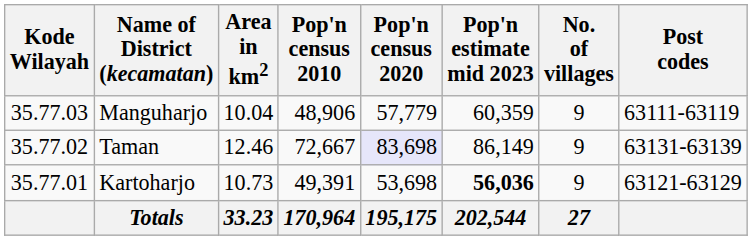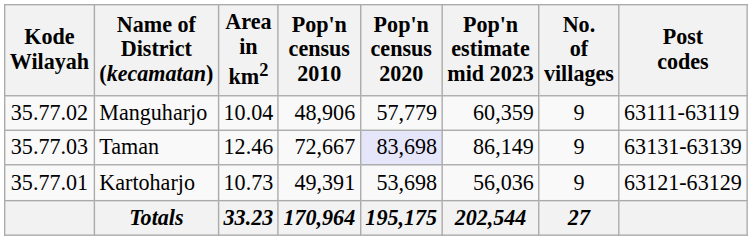(49, 112) 35.77.03 -> (49, 112) 35.77.02
(49, 147) 35.77.02 -> (49, 147) 35.77.03
(503, 182) bold -> (503, 182) normal
